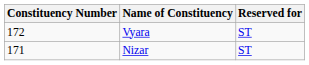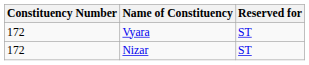(16, 50) 171 -> (16, 50) 172
